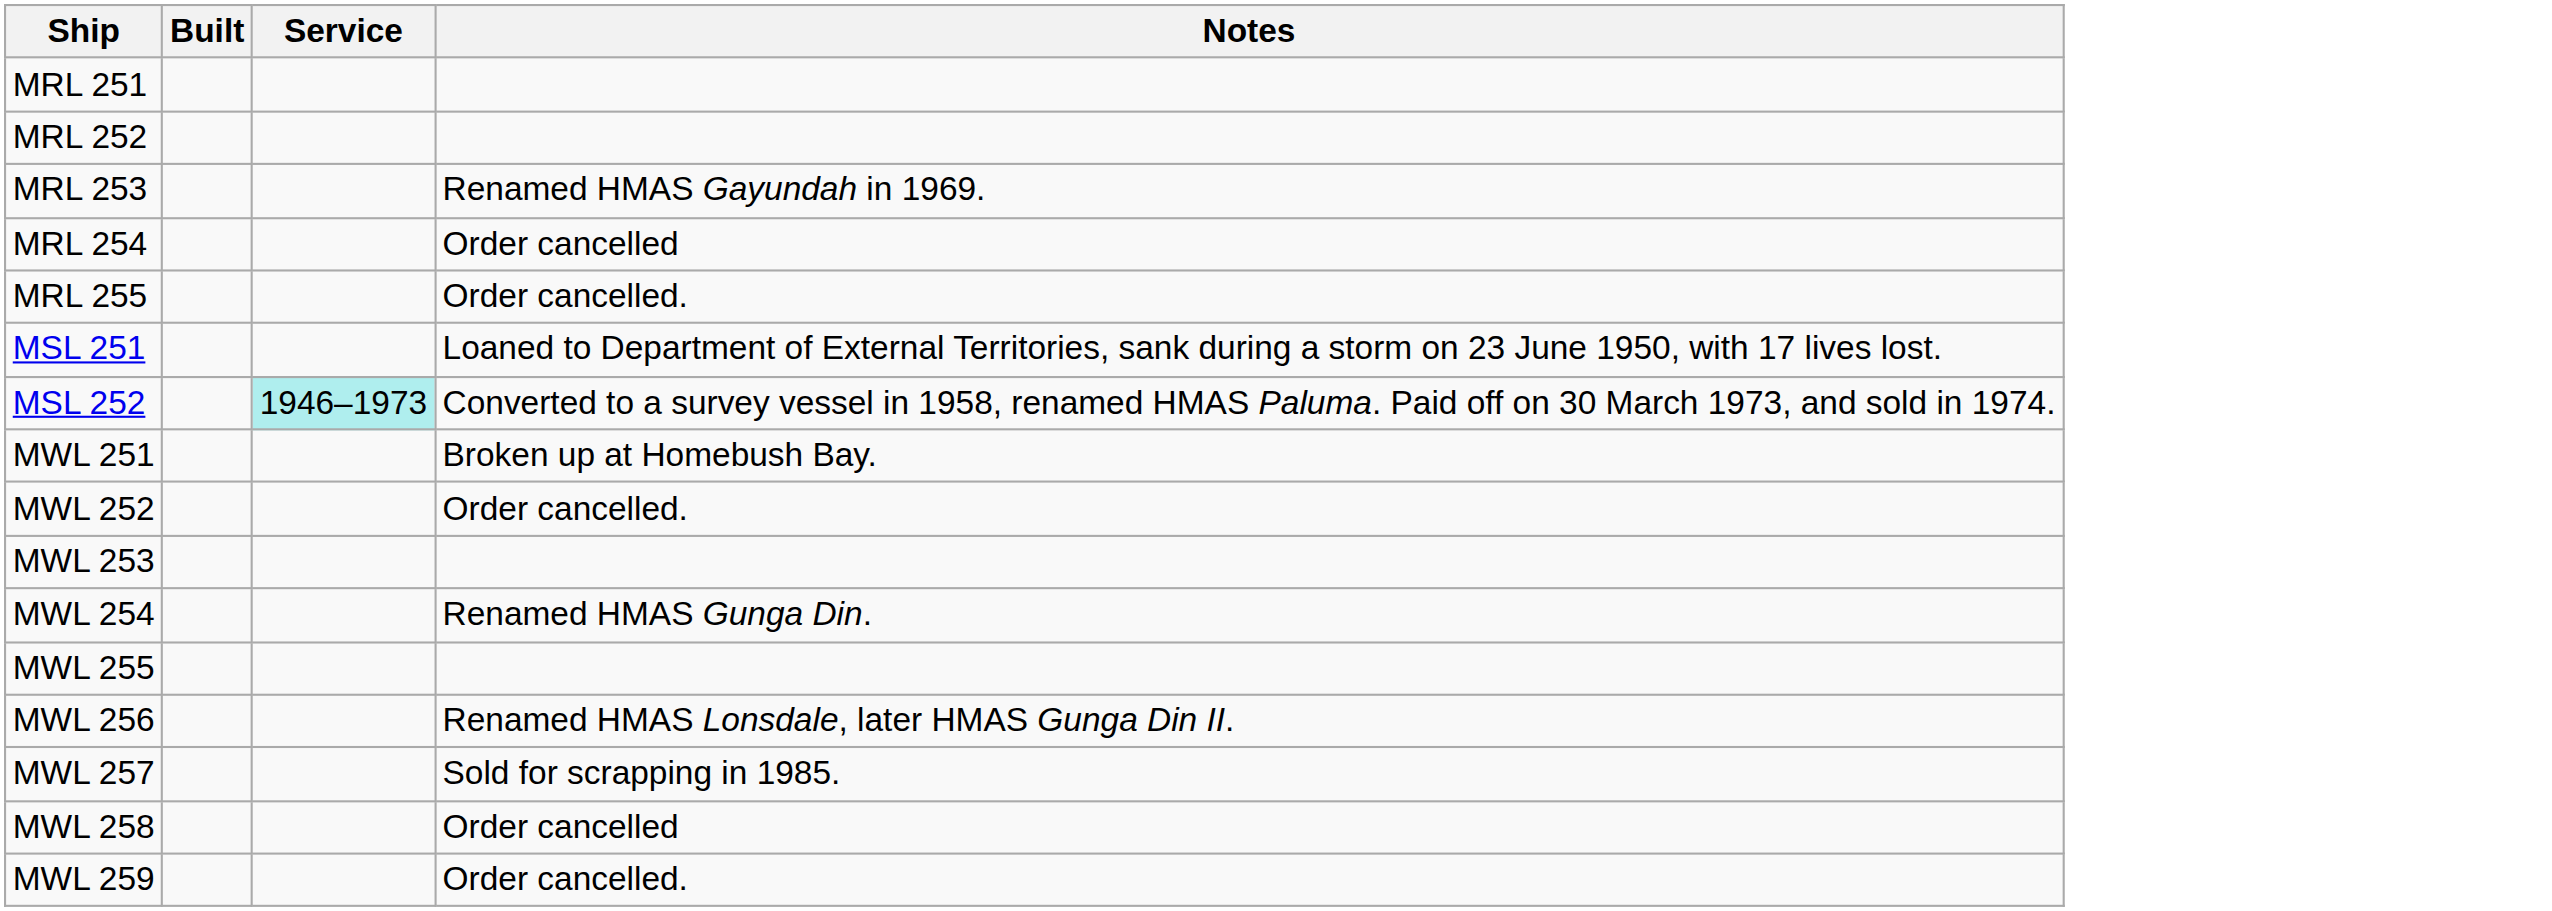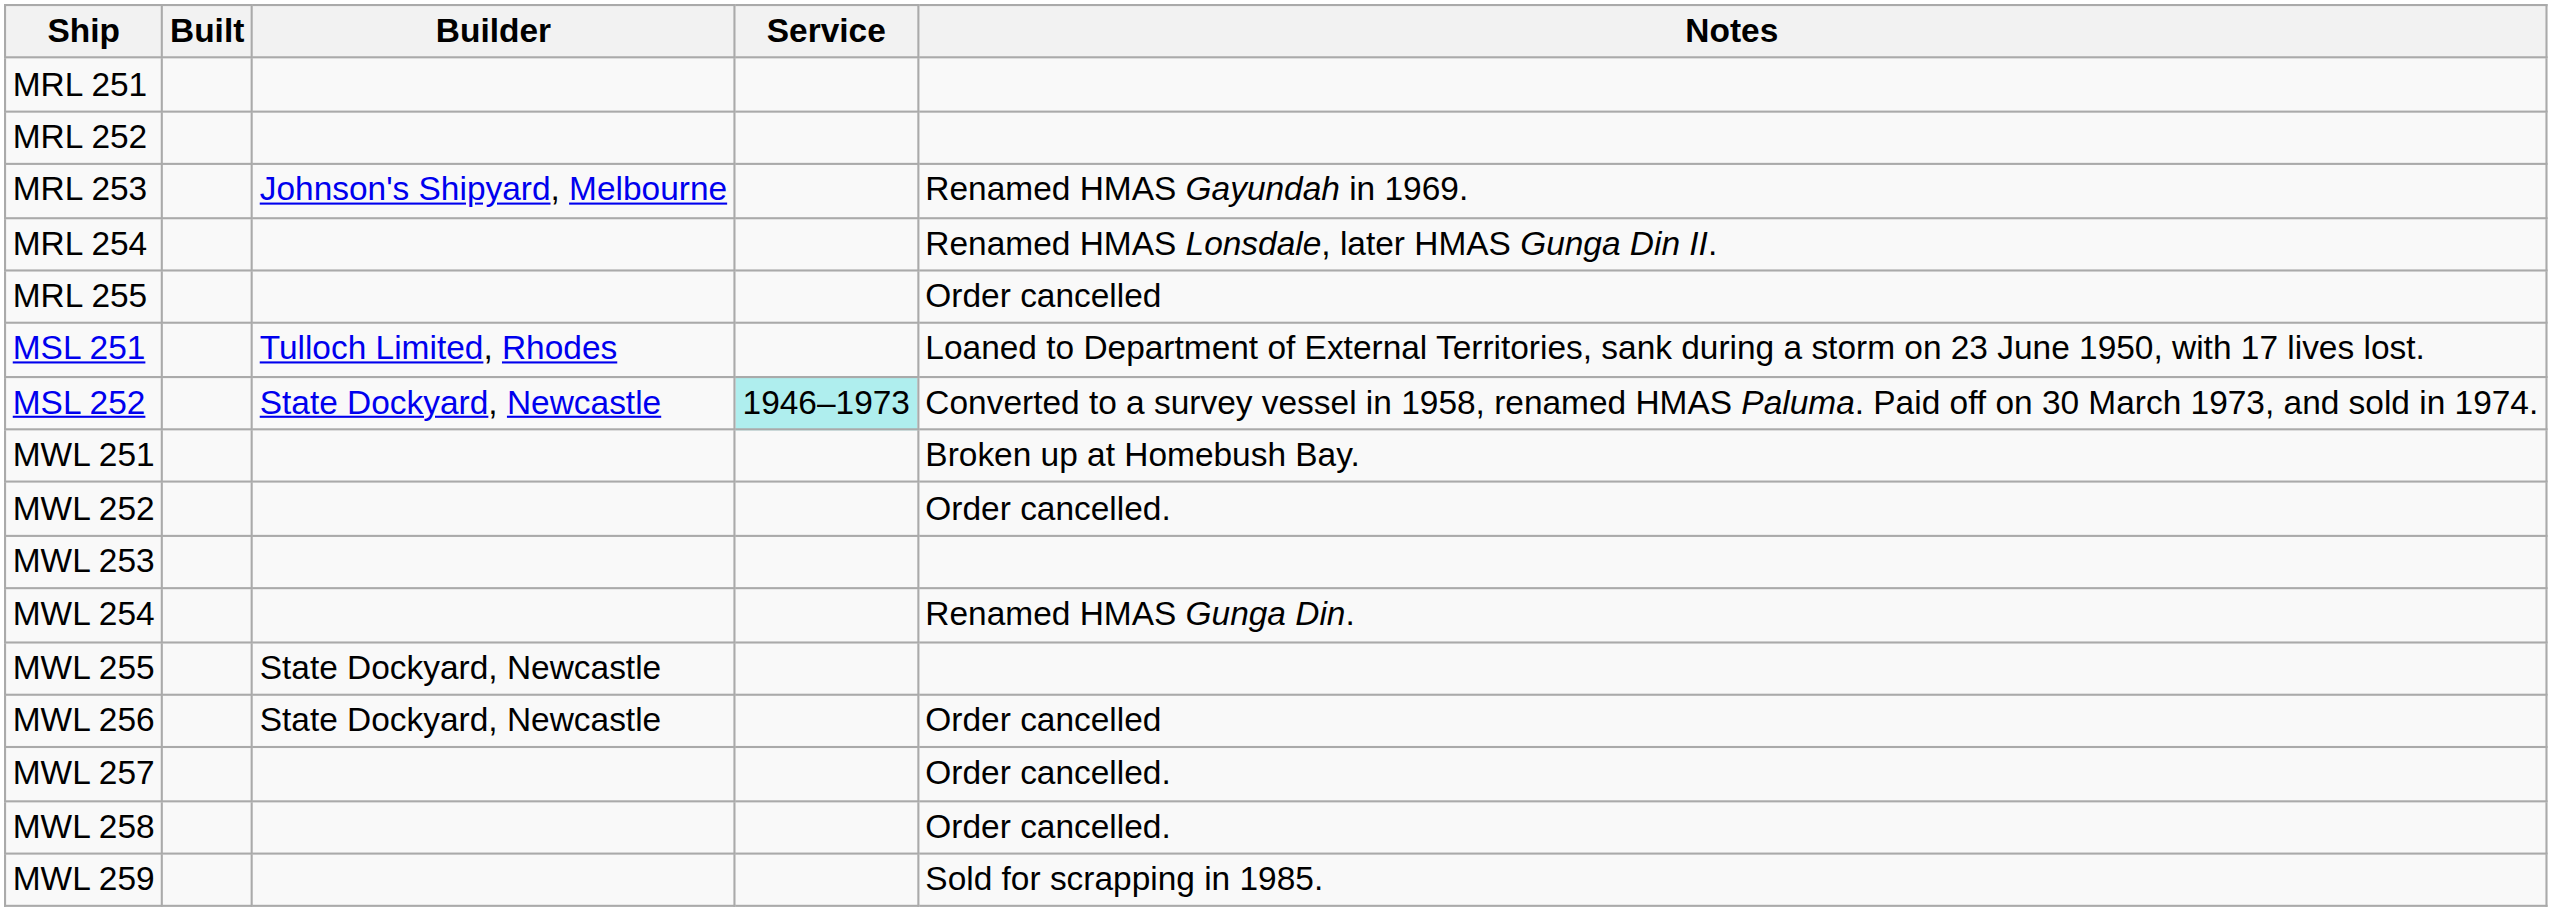+ column: (493, 31)
(561, 243) Order cancelled -> (1321, 243) Renamed HMAS Lonsdale, later HMAS Gunga Din II.
(565, 296) Order cancelled. -> (1043, 296) Order cancelled
(838, 720) Renamed HMAS Lonsdale, later HMAS Gunga Din II. -> (1043, 720) Order cancelled
(641, 773) Sold for scrapping in 1985. -> (1048, 773) Order cancelled.
(561, 826) Order cancelled -> (1048, 826) Order cancelled.
(565, 879) Order cancelled. -> (1124, 879) Sold for scrapping in 1985.
